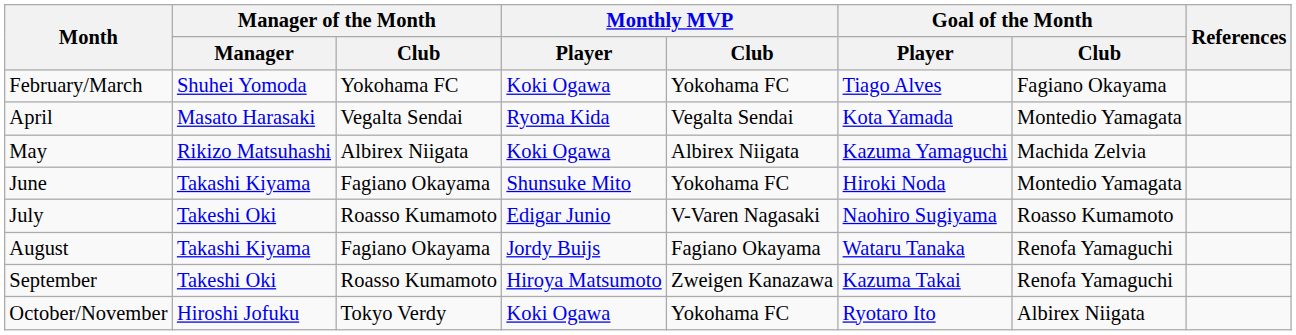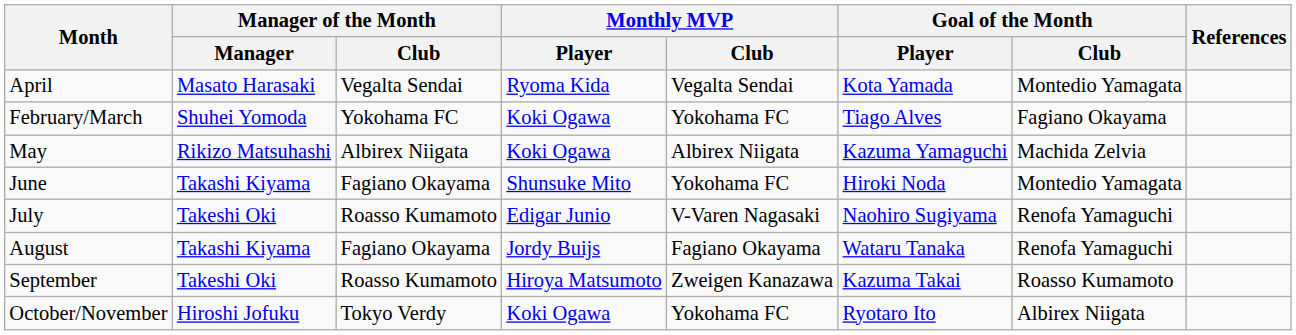rows swapped: (76, 85) <-> (31, 118)
(1095, 215) Roasso Kumamoto -> (1095, 215) Renofa Yamaguchi
(1095, 280) Renofa Yamaguchi -> (1095, 280) Roasso Kumamoto
